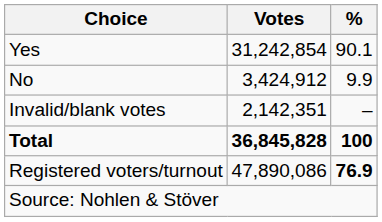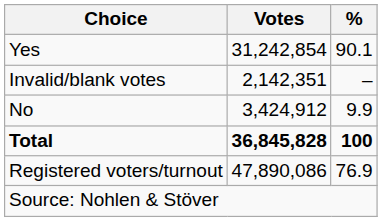rows swapped: (21, 79) <-> (87, 110)
(354, 170) bold -> (354, 170) normal
